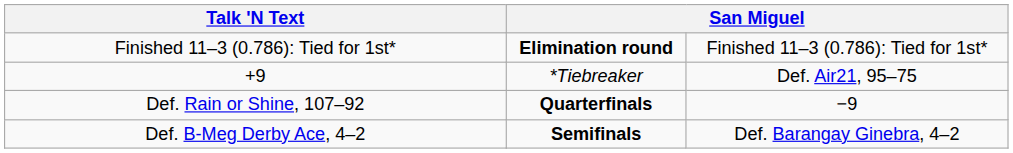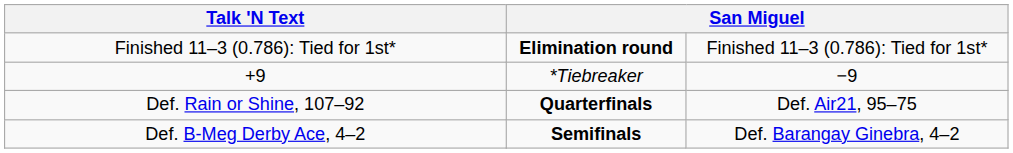(847, 76) Def. Air21, 95–75 -> (847, 76) −9
(847, 104) −9 -> (847, 104) Def. Air21, 95–75
